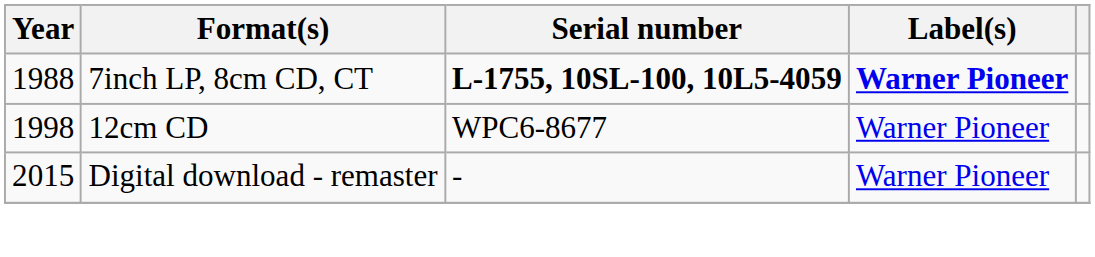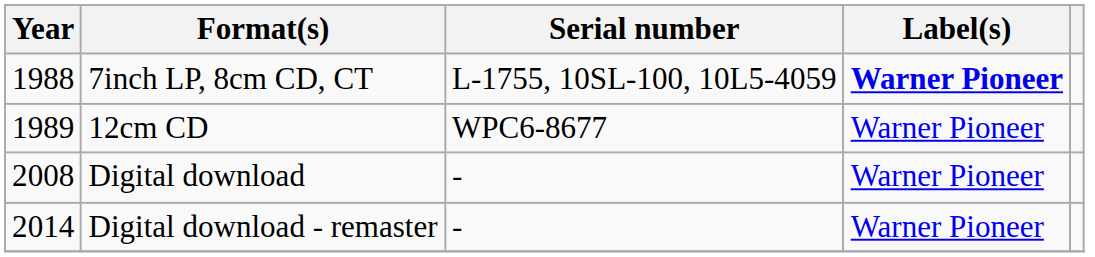(647, 78) bold -> (644, 78) normal
(43, 127) 1998 -> (43, 127) 1989
+ row: (197, 176)
(43, 176) 2015 -> (43, 226) 2014
